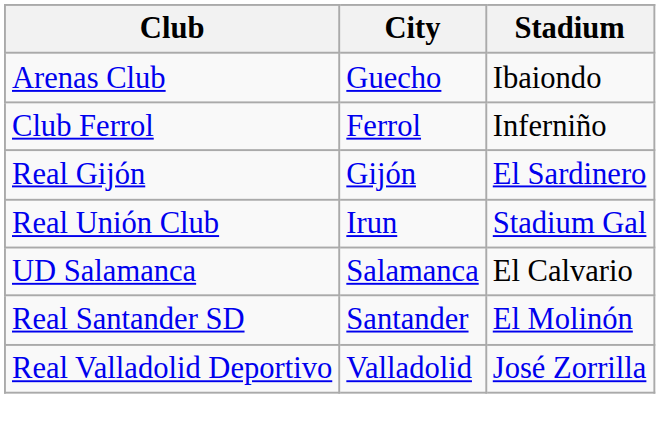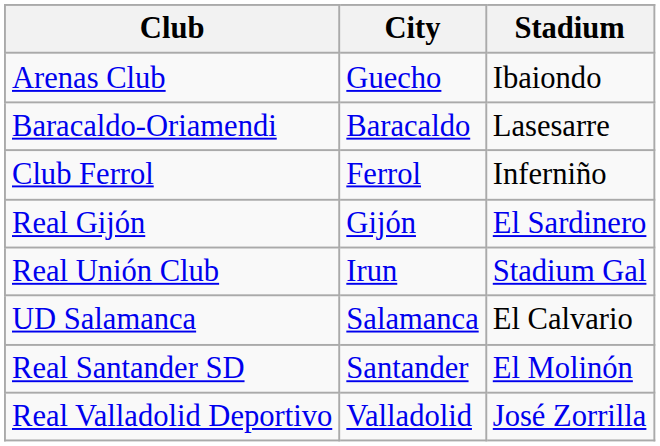+ row: (144, 125)
